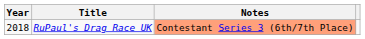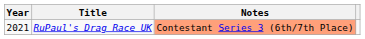(18, 27) 2018 -> (18, 27) 2021
